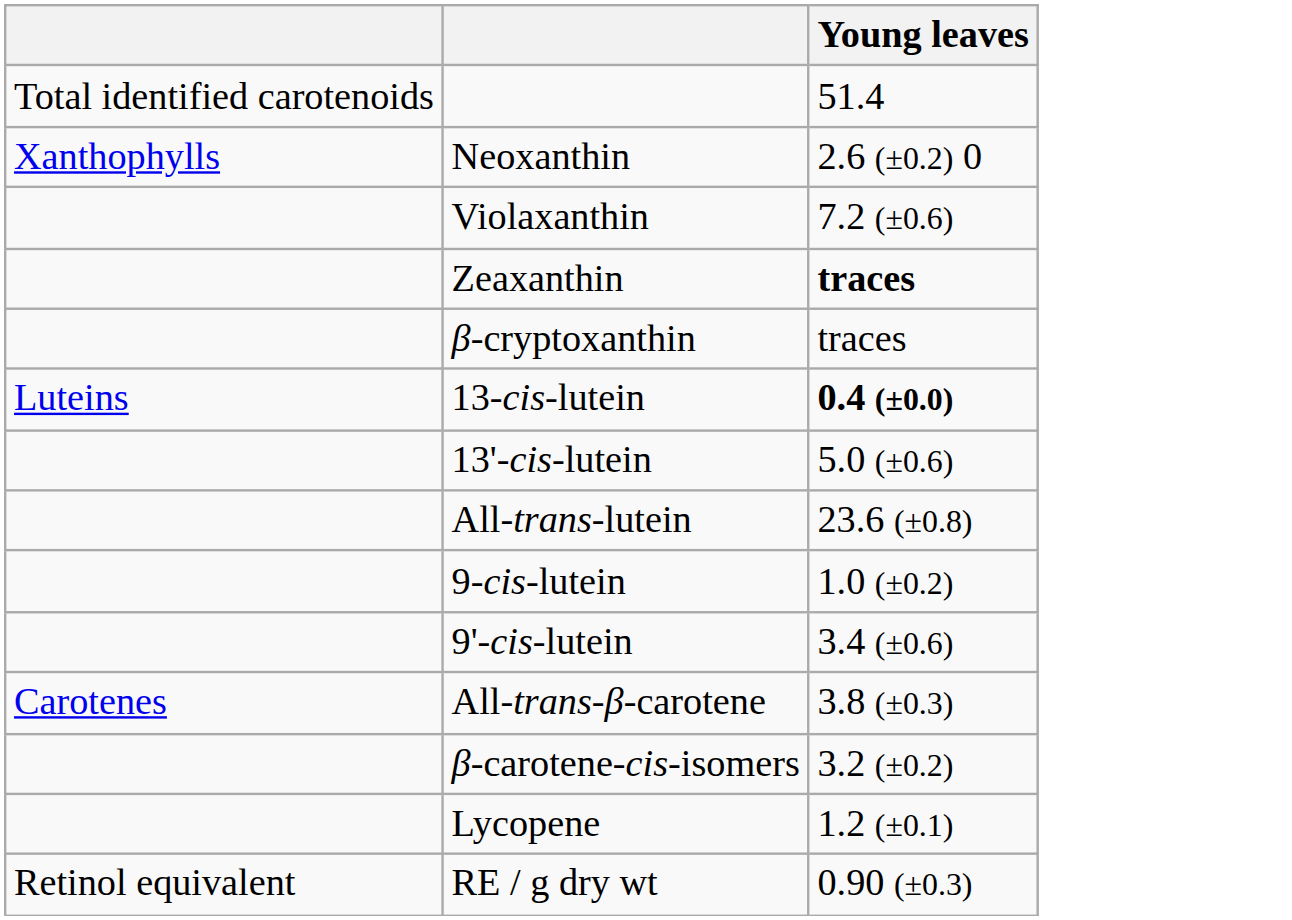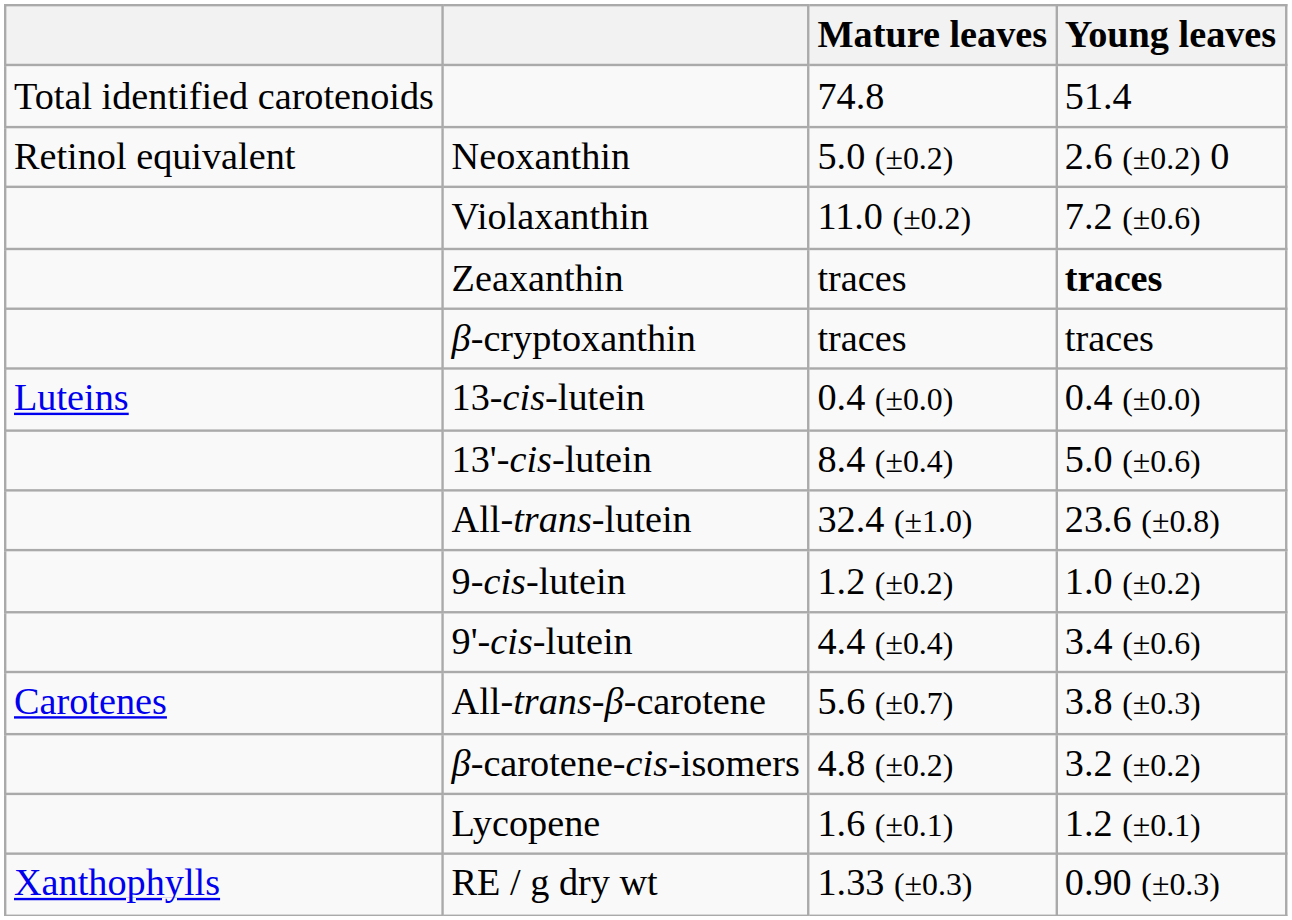+ column: (932, 34)
(117, 156) Xanthophylls -> (155, 156) Retinol equivalent
(885, 398) bold -> (1133, 398) normal
(155, 883) Retinol equivalent -> (117, 883) Xanthophylls
